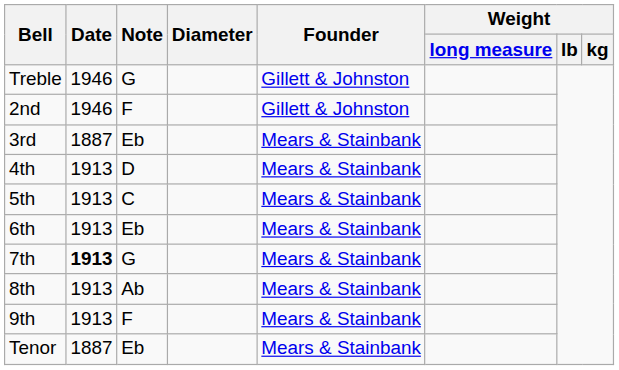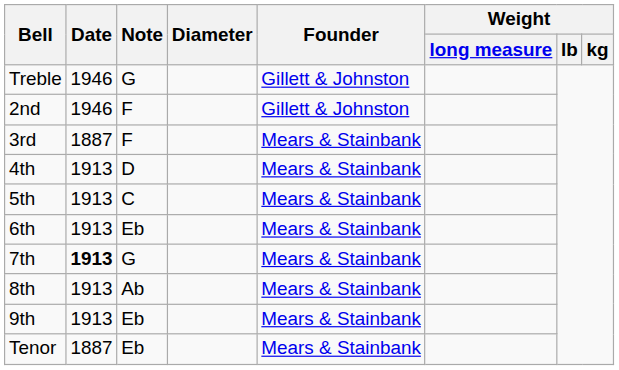(133, 139) Eb -> (127, 139) F
(127, 318) F -> (133, 318) Eb
